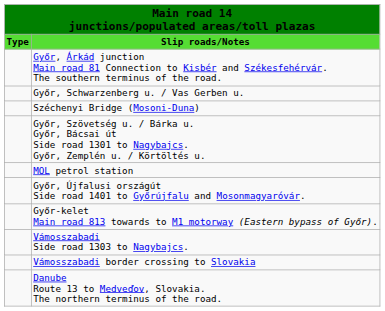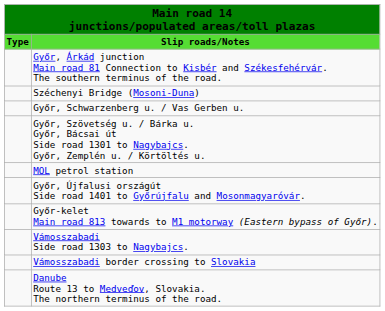rows swapped: (139, 93) <-> (117, 108)
